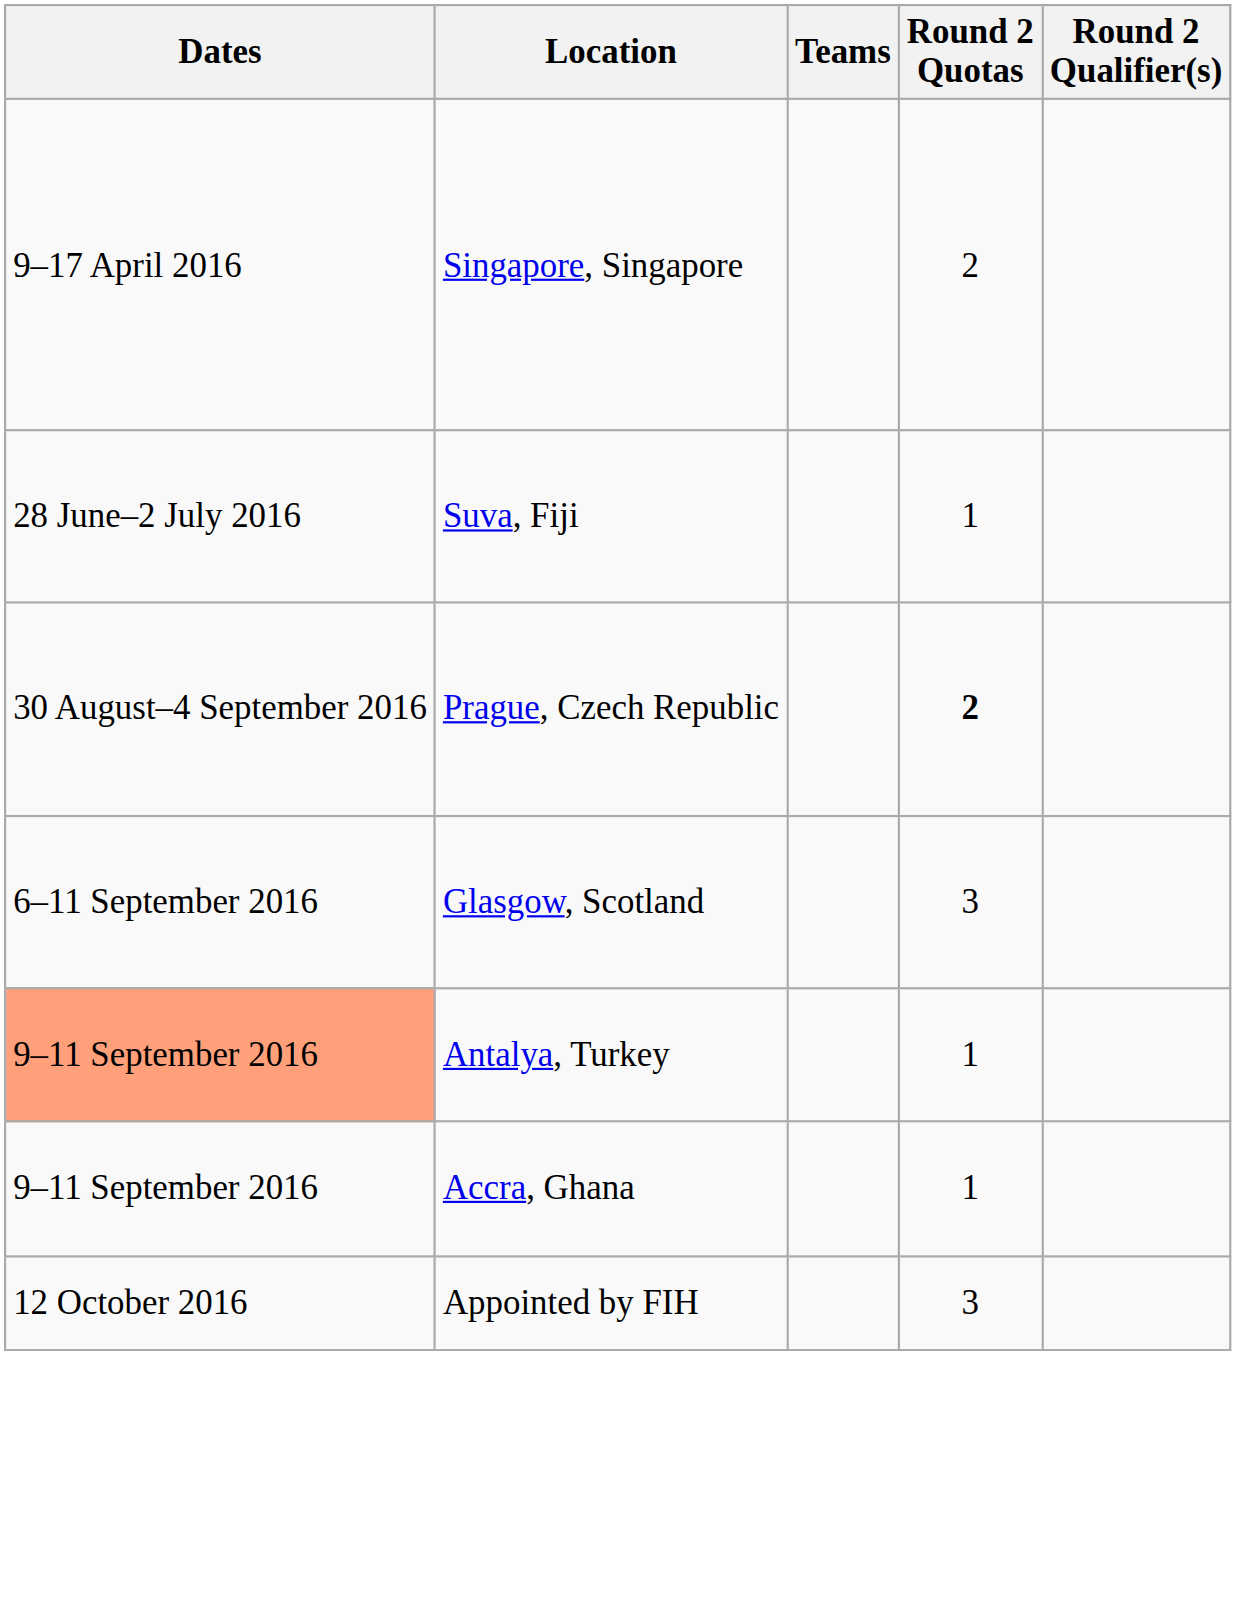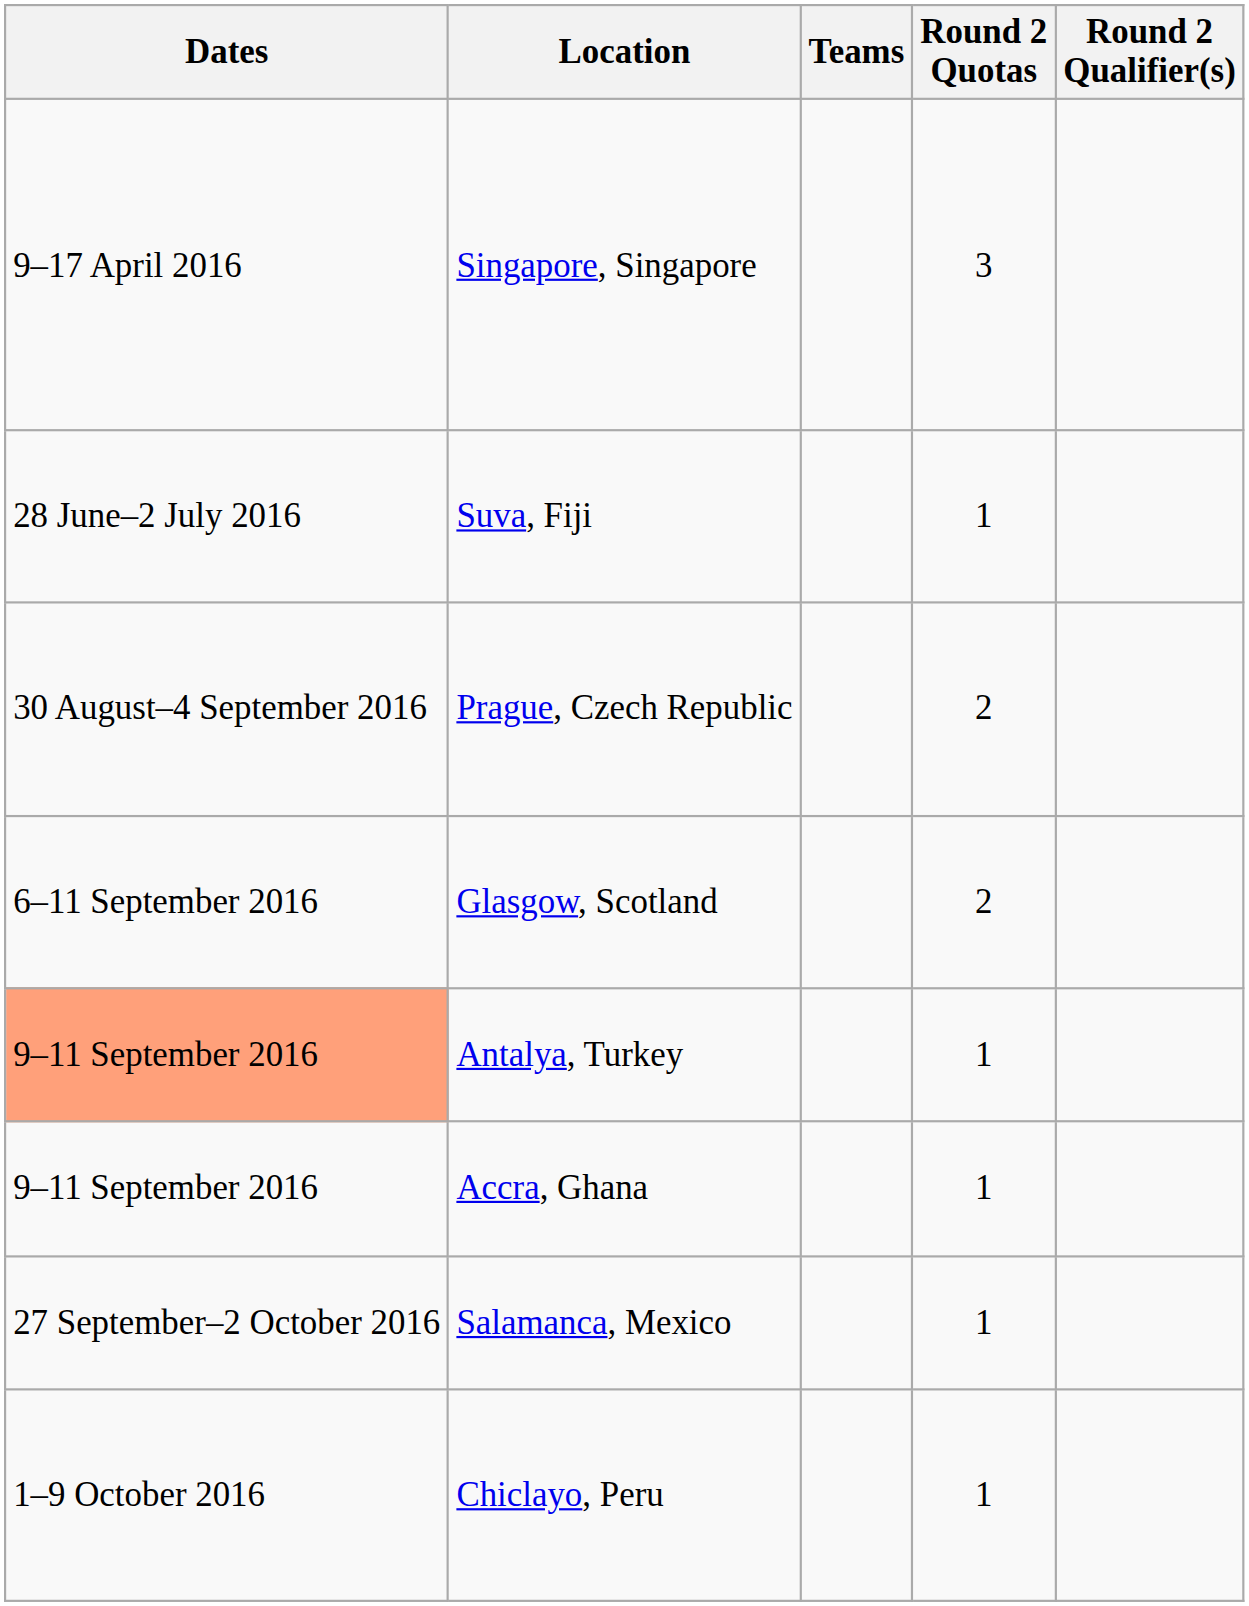(970, 264) 2 -> (984, 264) 3
(970, 708) bold -> (984, 708) normal
(970, 900) 3 -> (984, 900) 2
+ row: (594, 1321)
+ row: (560, 1494)
- row: (571, 1302)
